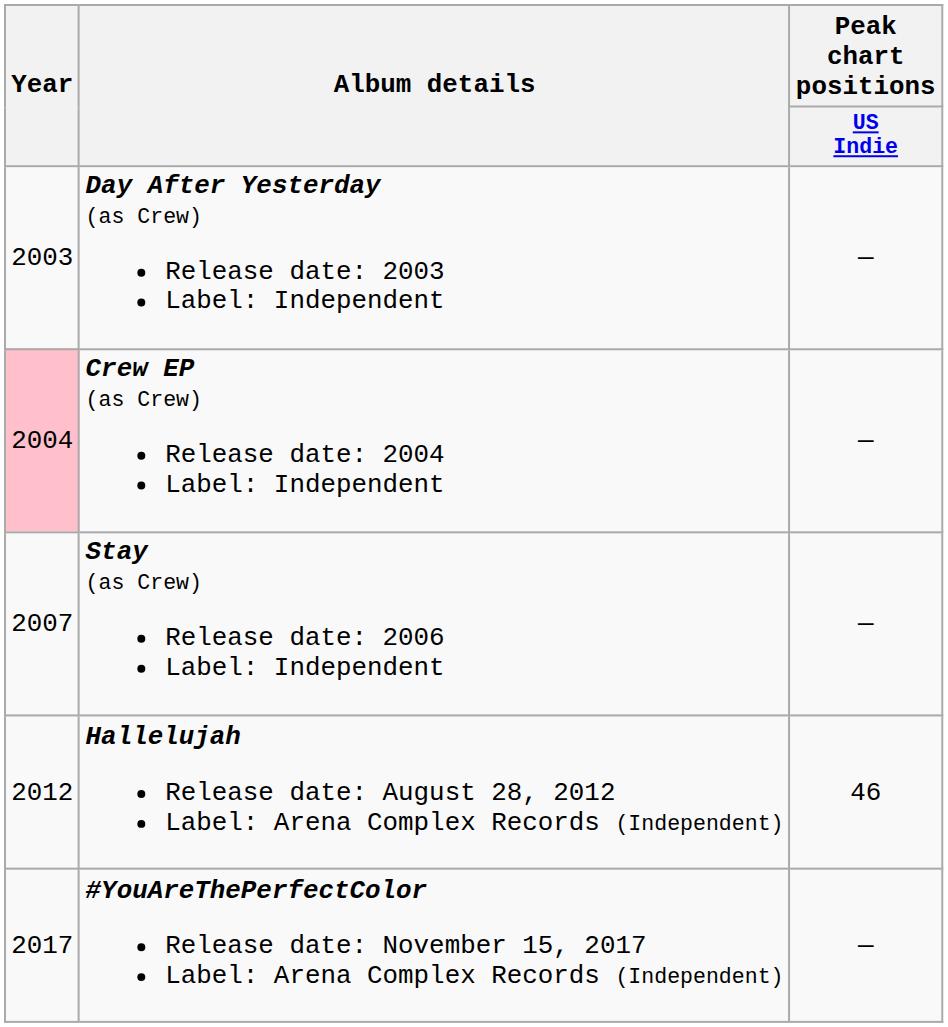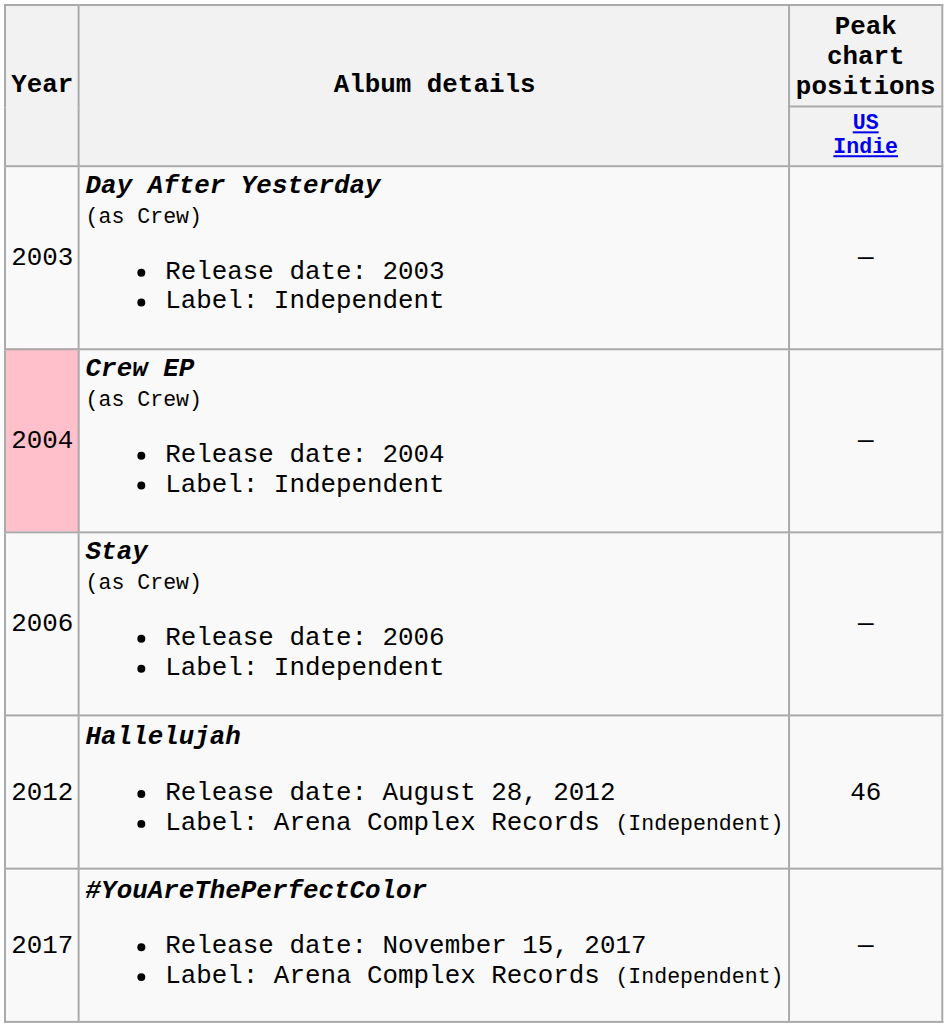(42, 624) 2007 -> (42, 624) 2006
